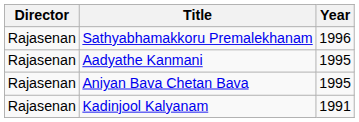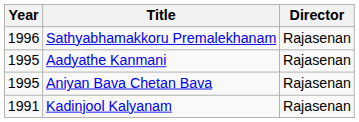columns swapped: (335, 15) <-> (42, 15)
